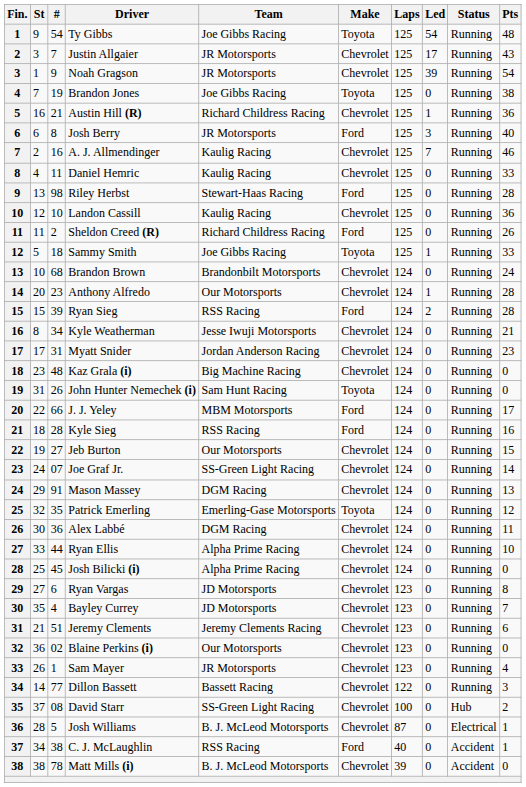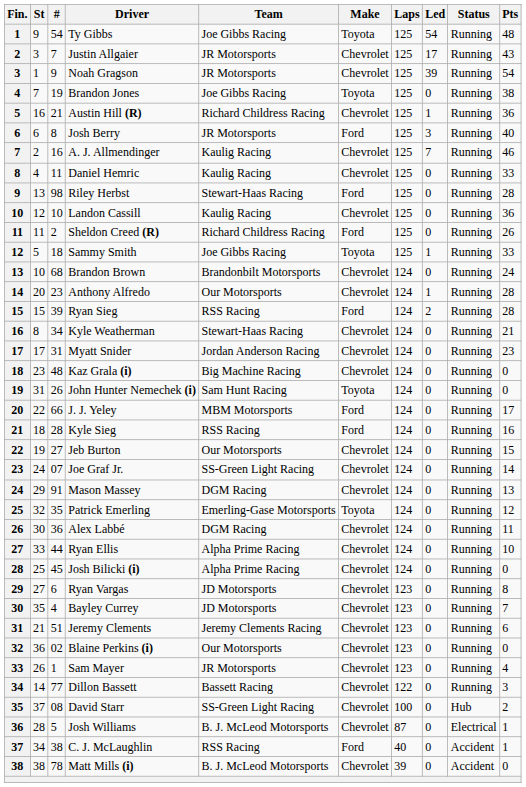(259, 331) Jesse Iwuji Motorsports -> (252, 331) Stewart-Haas Racing
